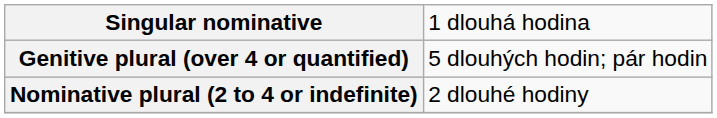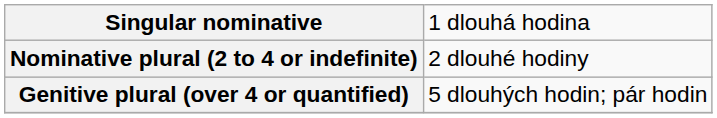rows swapped: (214, 94) <-> (214, 58)
